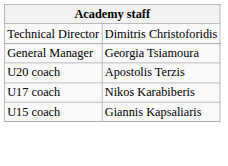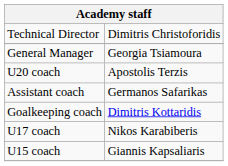+ row: (46, 92)
+ row: (55, 111)
